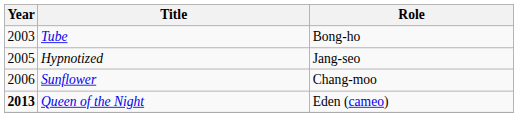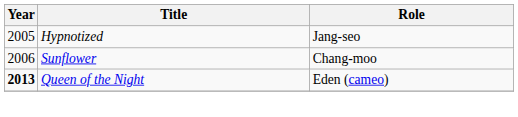- row: (54, 36)
